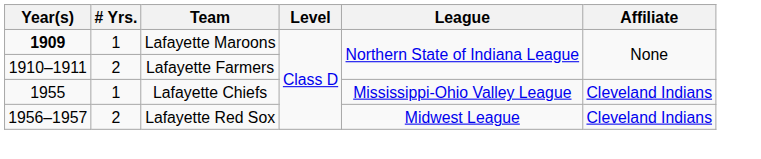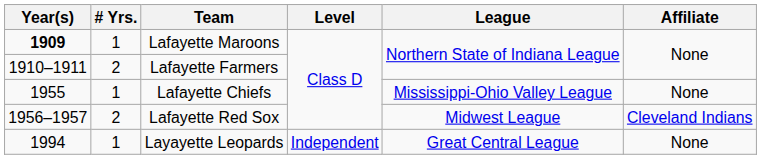(649, 92) Cleveland Indians -> (690, 92) None
+ row: (214, 142)
